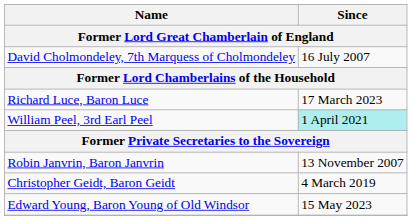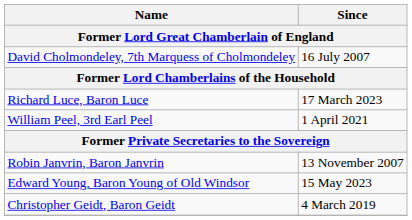(335, 120) paleturquoise background -> (335, 120) no background
rows swapped: (91, 183) <-> (128, 204)
